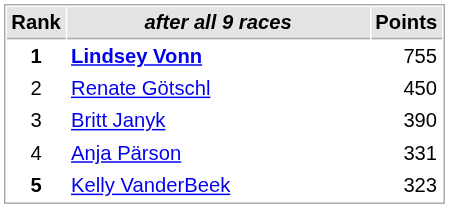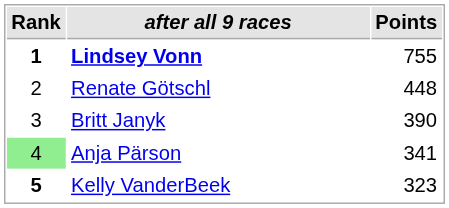(420, 89) 450 -> (420, 89) 448
(36, 153) no background -> (36, 153) lightgreen background
(420, 153) 331 -> (420, 153) 341
